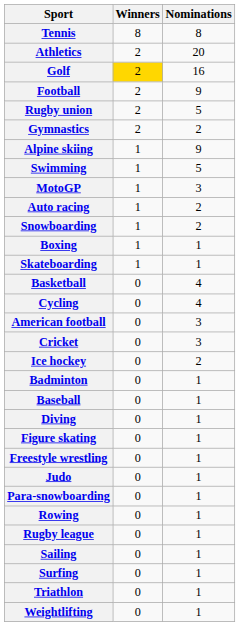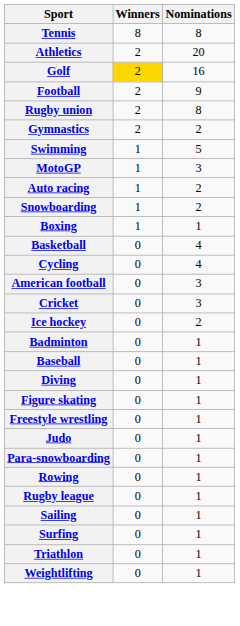(199, 110) 5 -> (199, 110) 8
- row: (59, 149)
- row: (59, 264)
